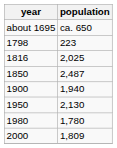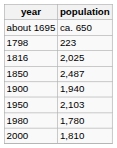(72, 105) 2,130 -> (72, 105) 2,103
(72, 136) 1,809 -> (72, 136) 1,810
